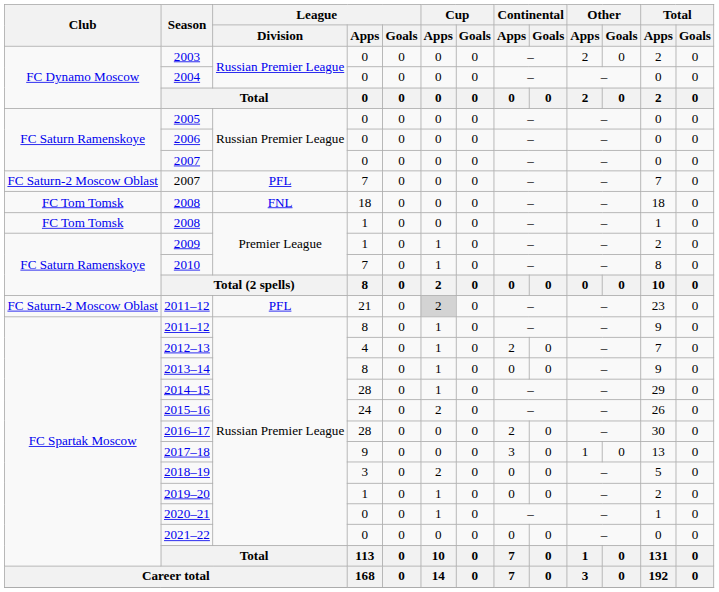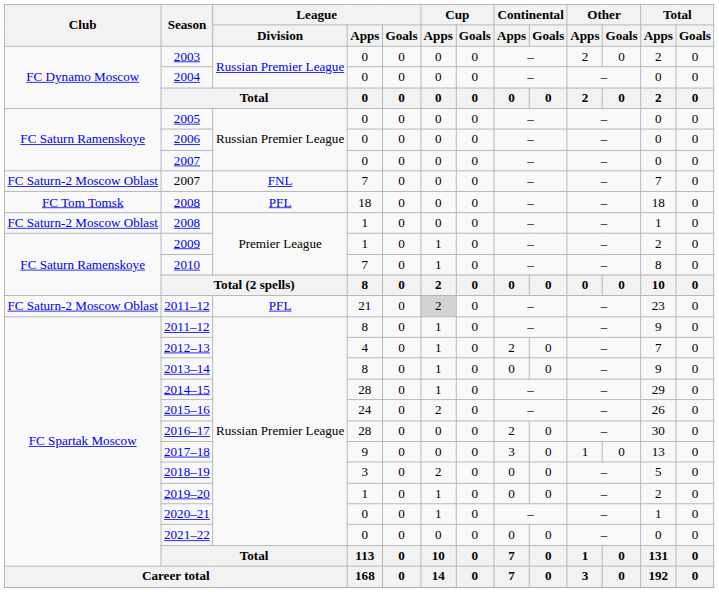(280, 181) PFL -> (280, 181) FNL
(280, 202) FNL -> (280, 202) PFL
(83, 222) FC Tom Tomsk -> (83, 222) FC Saturn-2 Moscow Oblast
